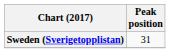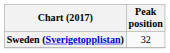(146, 39) 31 -> (146, 39) 32
